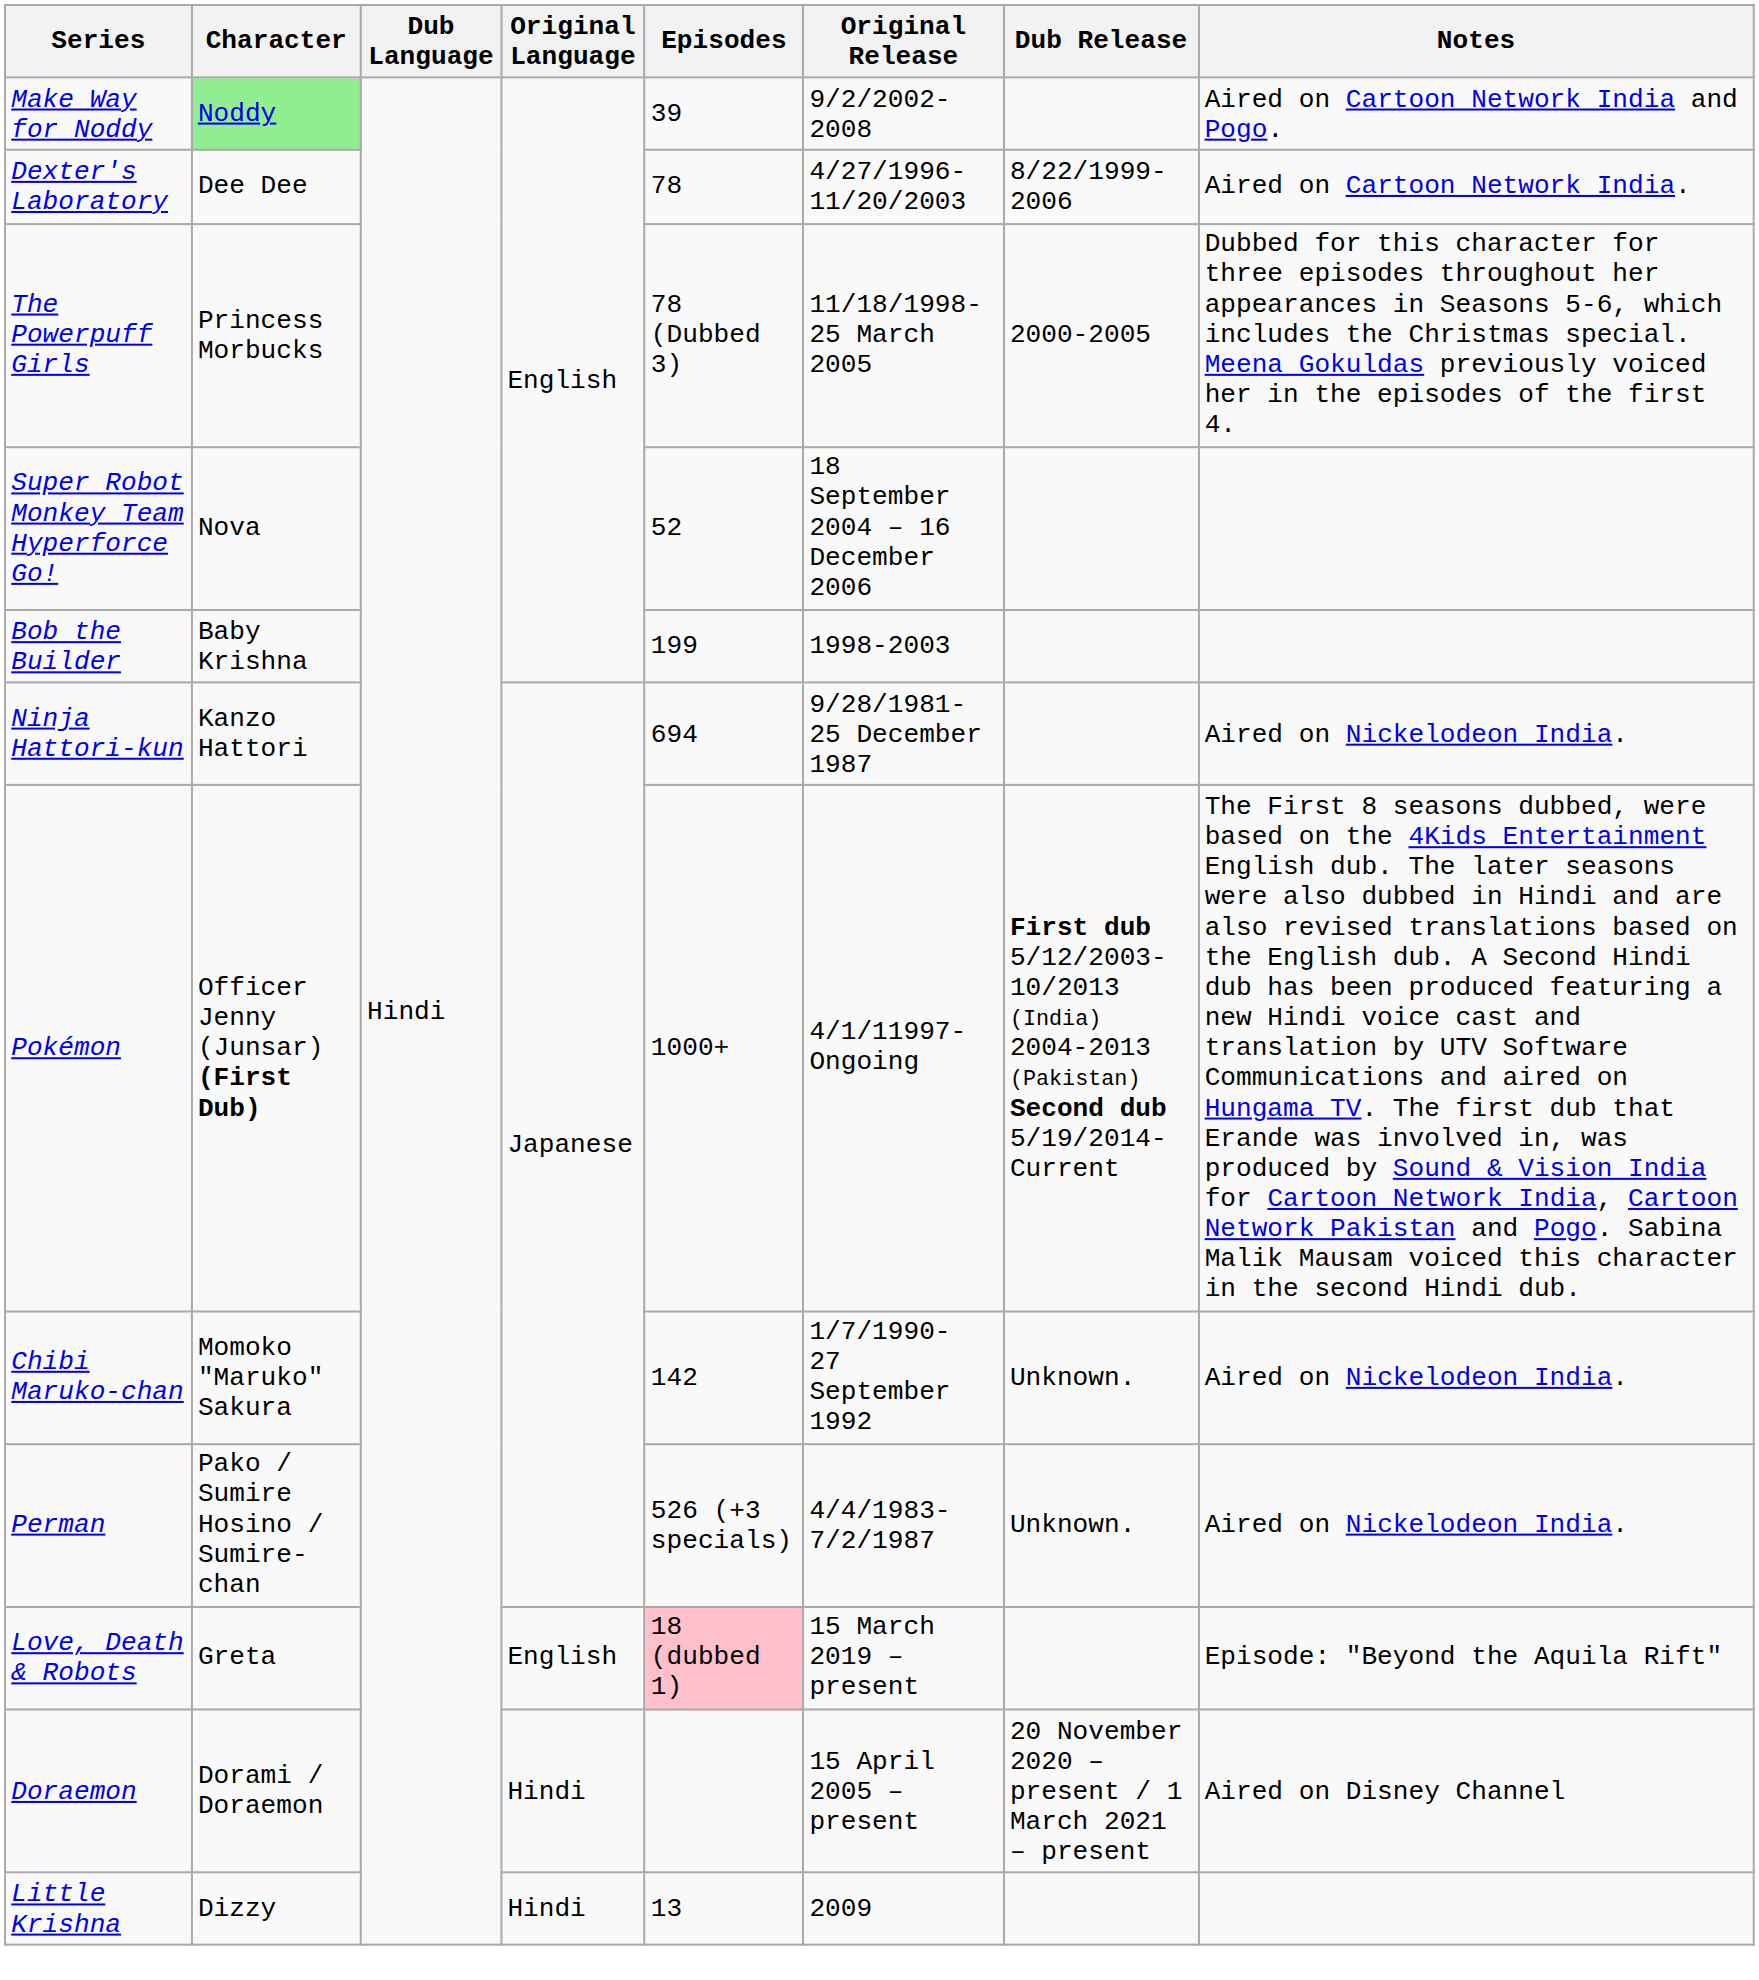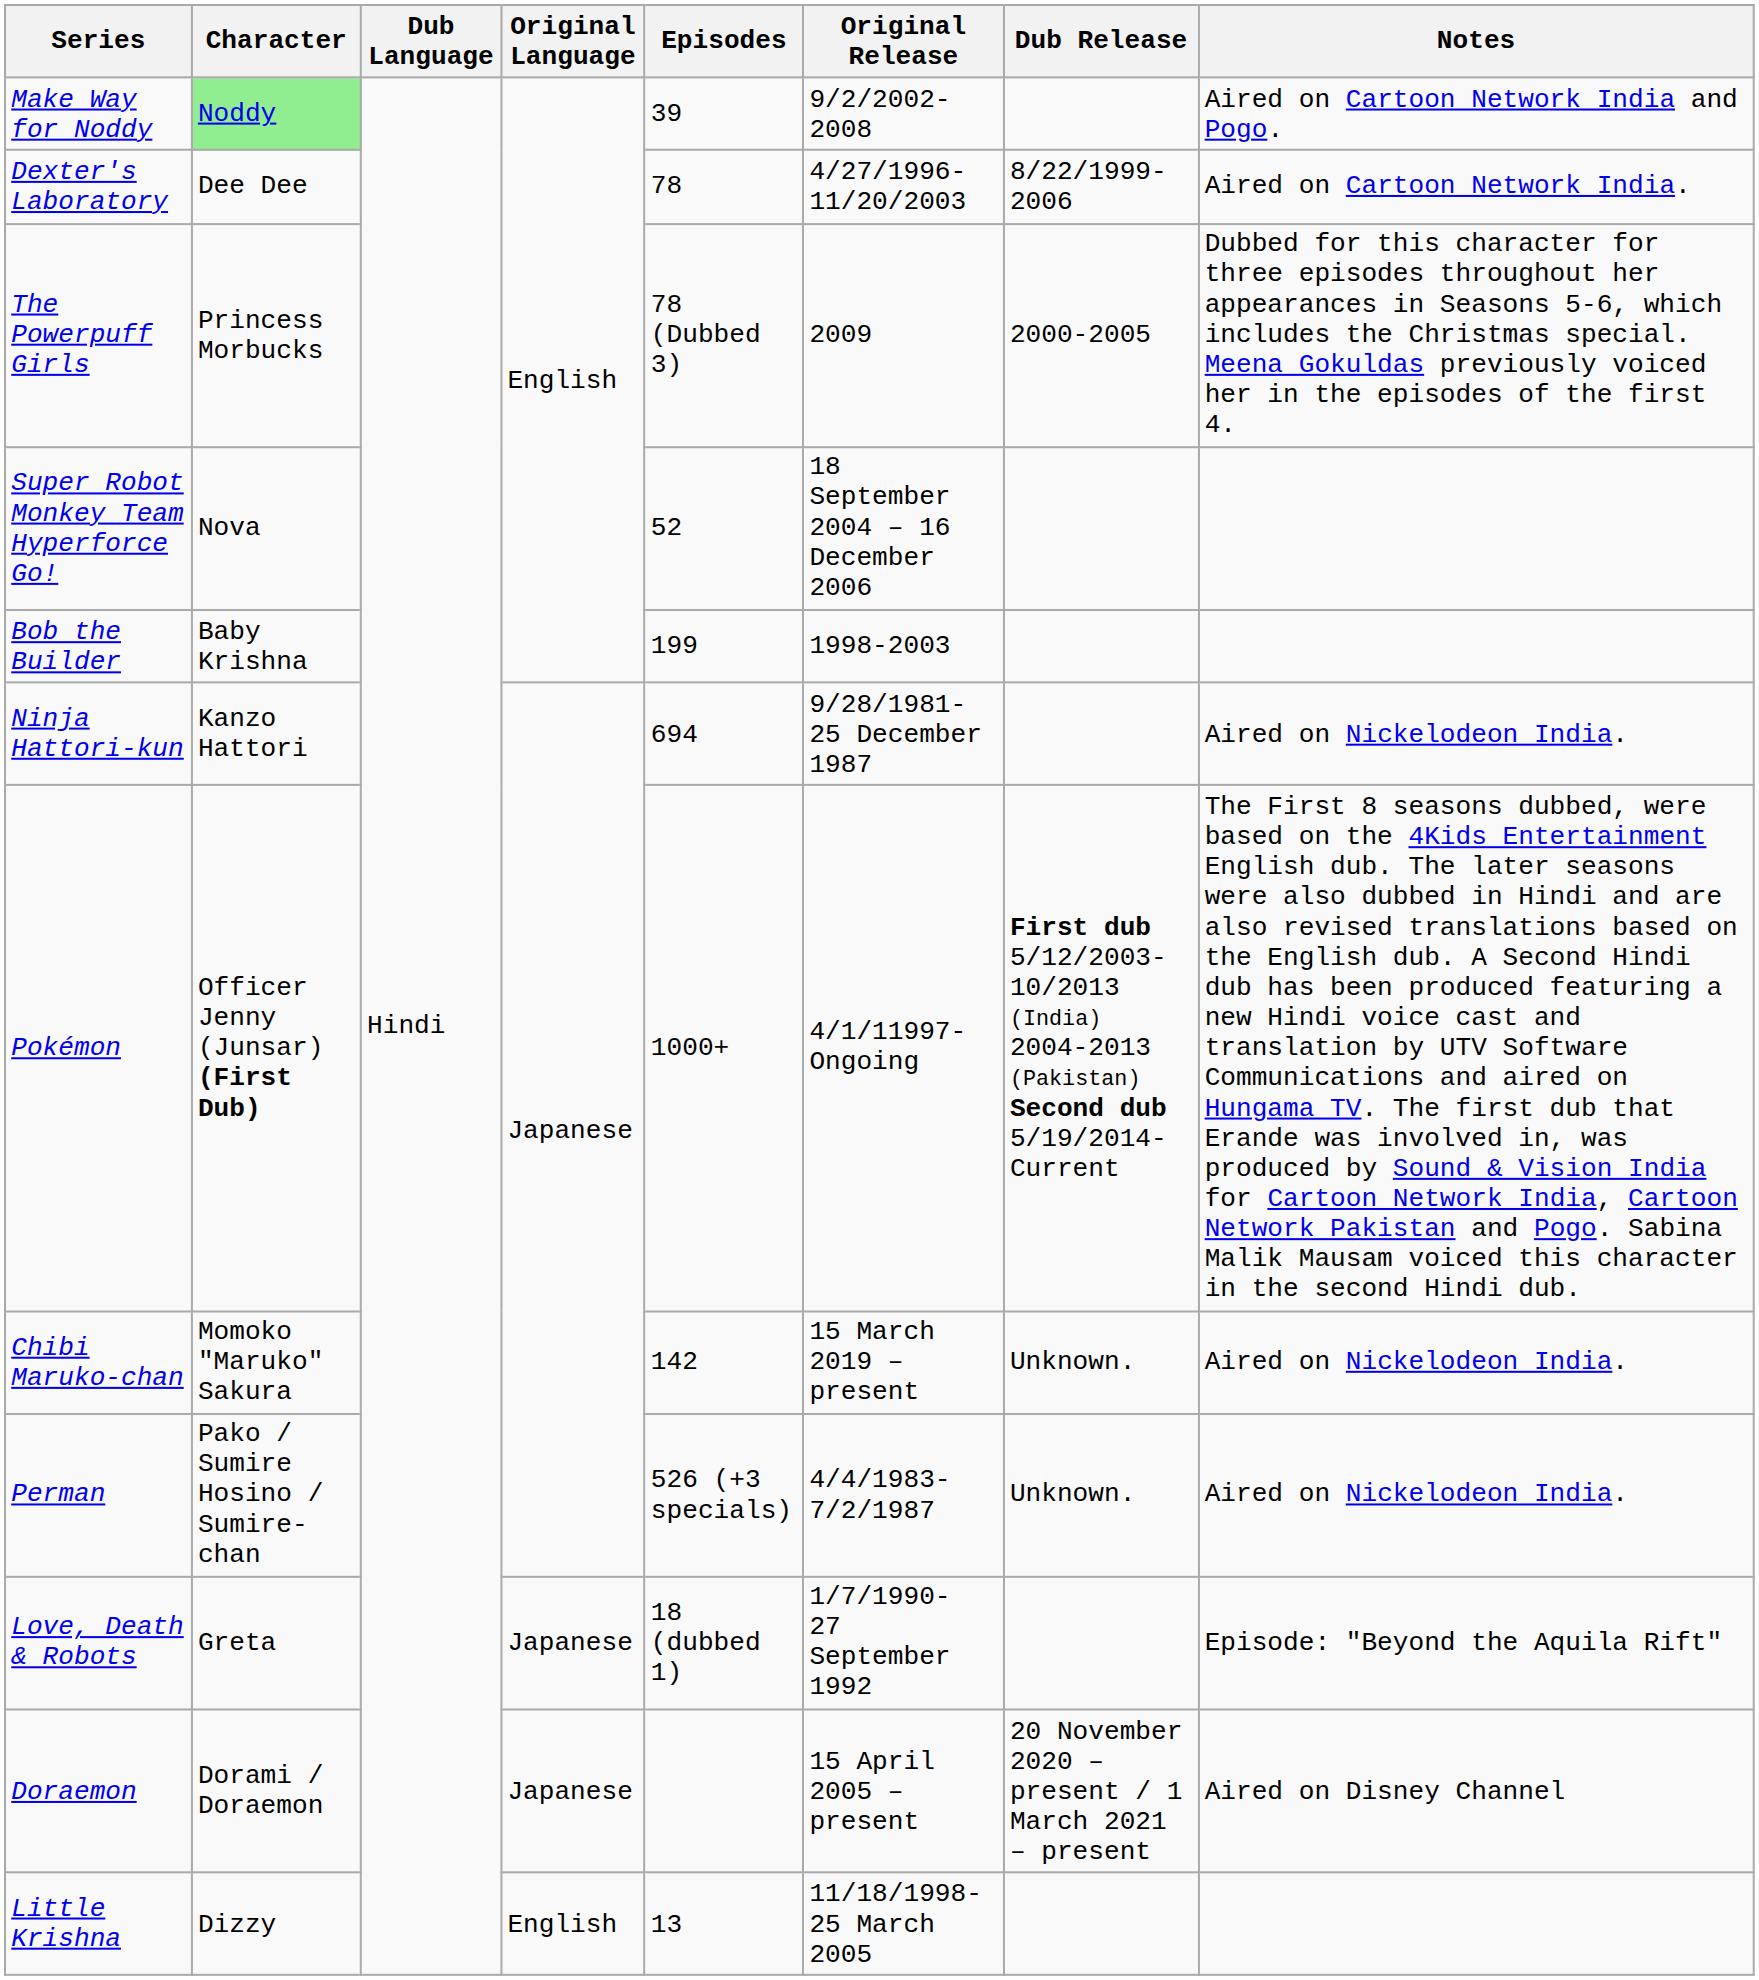(896, 335) 11/18/1998- 25 March 2005 -> (841, 335) 2009
(880, 1377) 1/7/1990- 27 September 1992 -> (872, 1362) 15 March 2019 – present
(562, 1658) English -> (570, 1643) Japanese
(706, 1658) pink background -> (706, 1643) no background
(872, 1658) 15 March 2019 – present -> (880, 1643) 1/7/1990- 27 September 1992
(547, 1791) Hindi -> (570, 1791) Japanese
(547, 1909) Hindi -> (562, 1924) English
(841, 1909) 2009 -> (896, 1924) 11/18/1998- 25 March 2005
